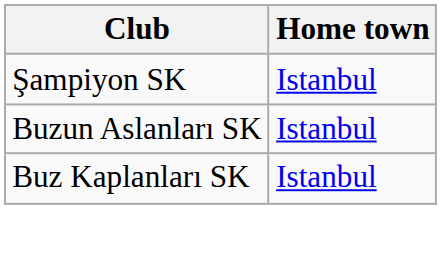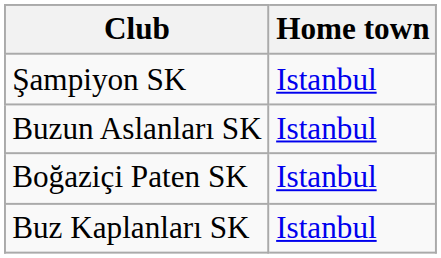+ row: (130, 177)
